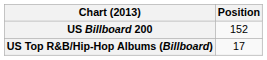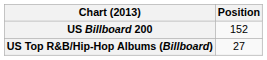(239, 47) 17 -> (239, 47) 27
